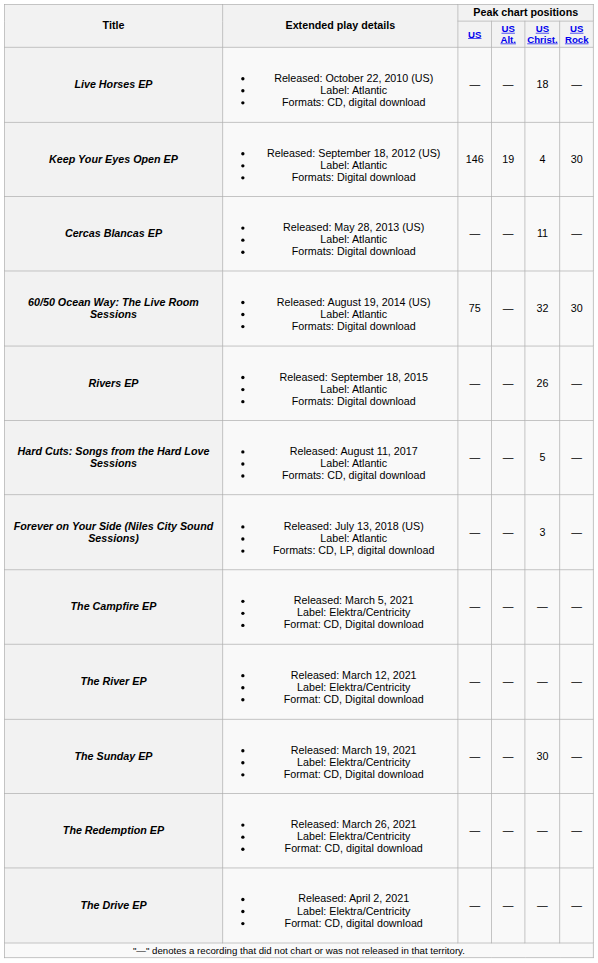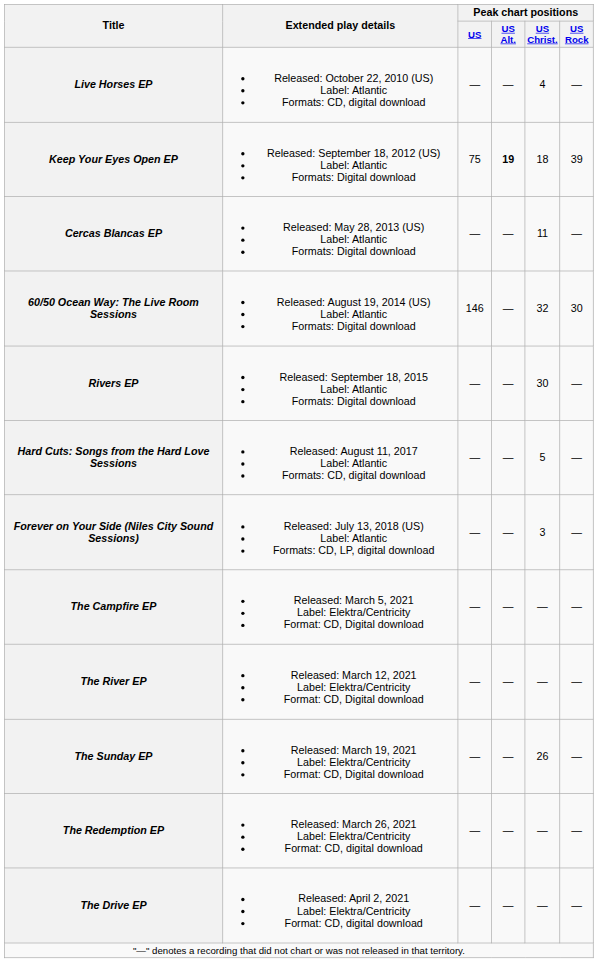(542, 84) 18 -> (542, 84) 4
(475, 159) 146 -> (475, 159) 75
(508, 159) normal -> (508, 159) bold
(542, 159) 4 -> (542, 159) 18
(577, 159) 30 -> (577, 159) 39
(475, 308) 75 -> (475, 308) 146
(542, 383) 26 -> (542, 383) 30
(542, 756) 30 -> (542, 756) 26
